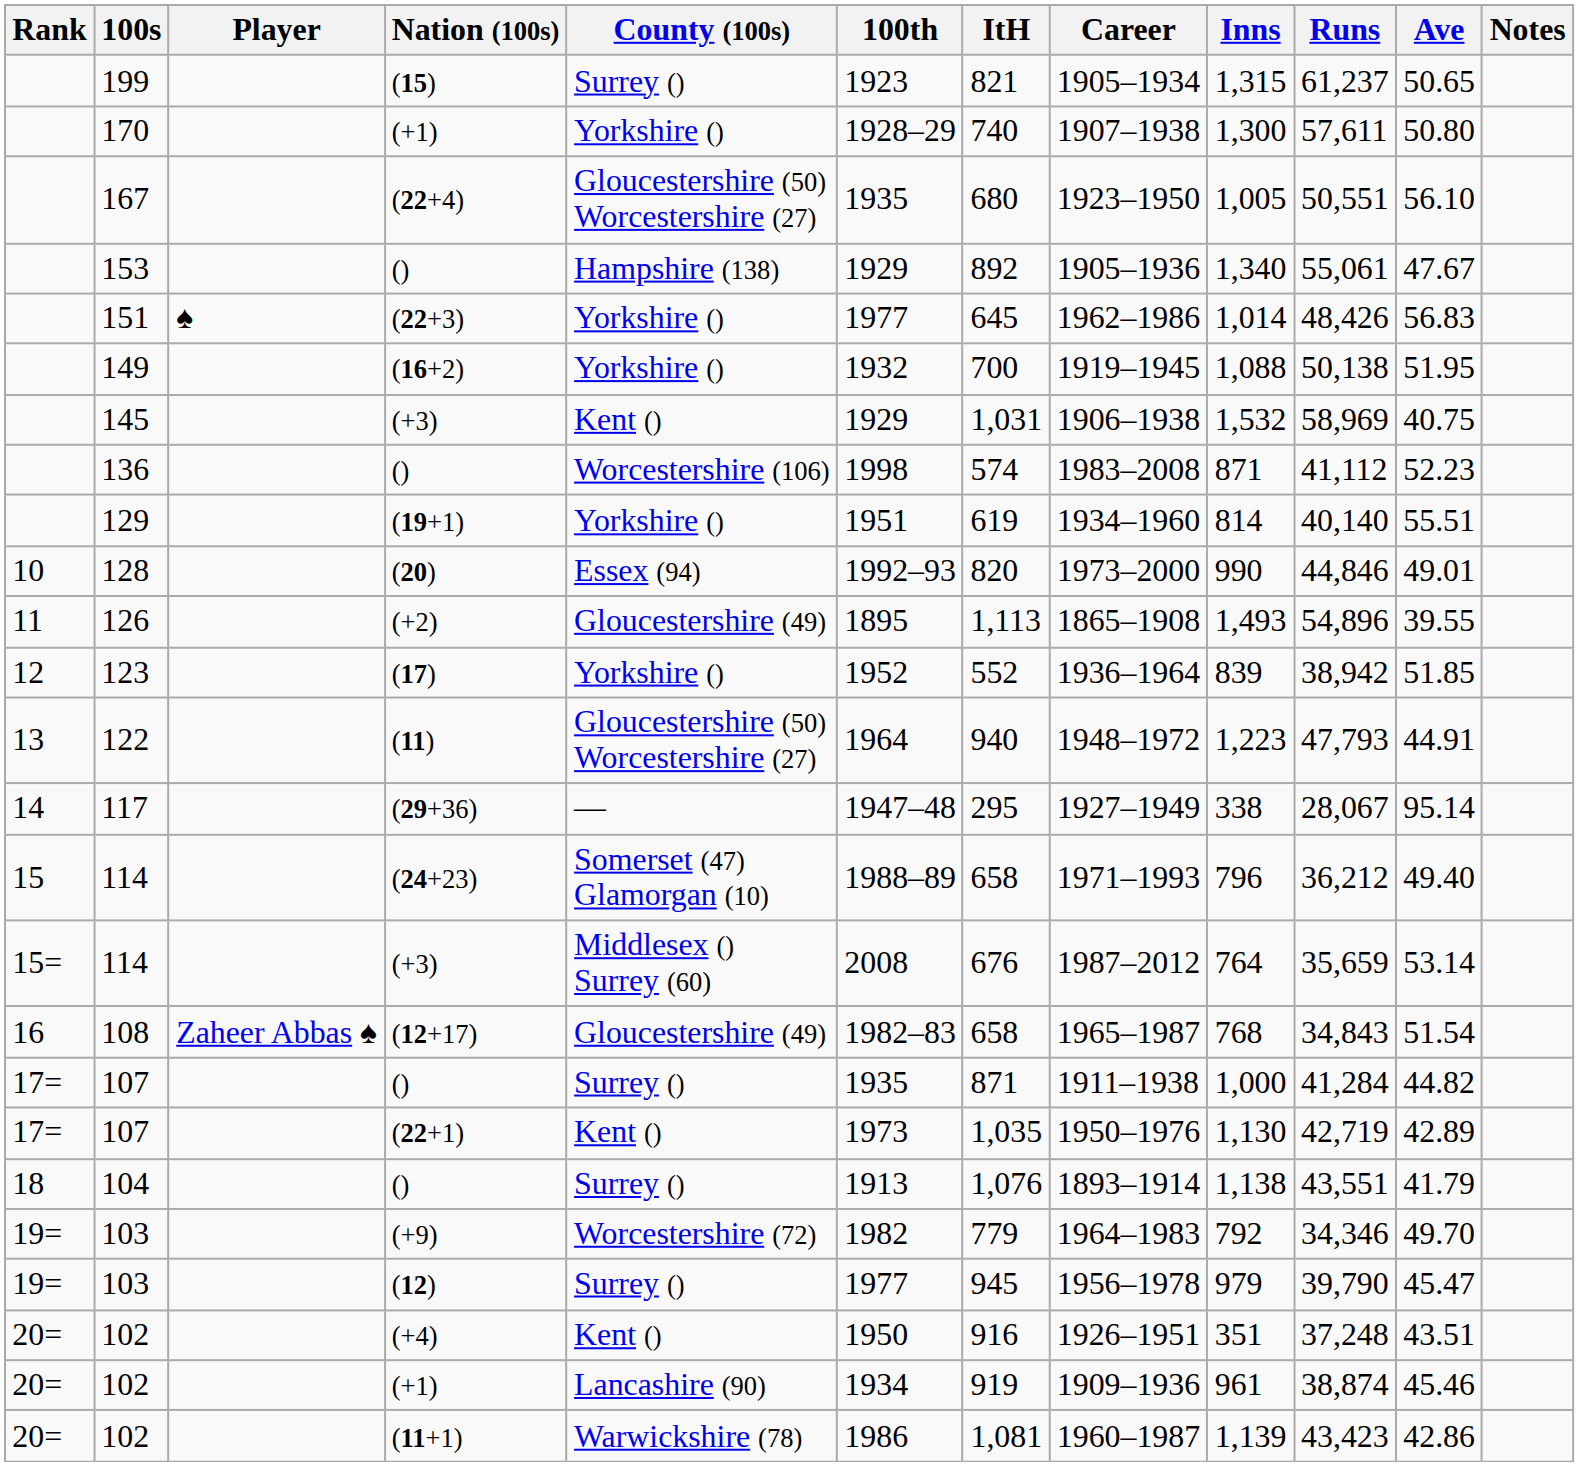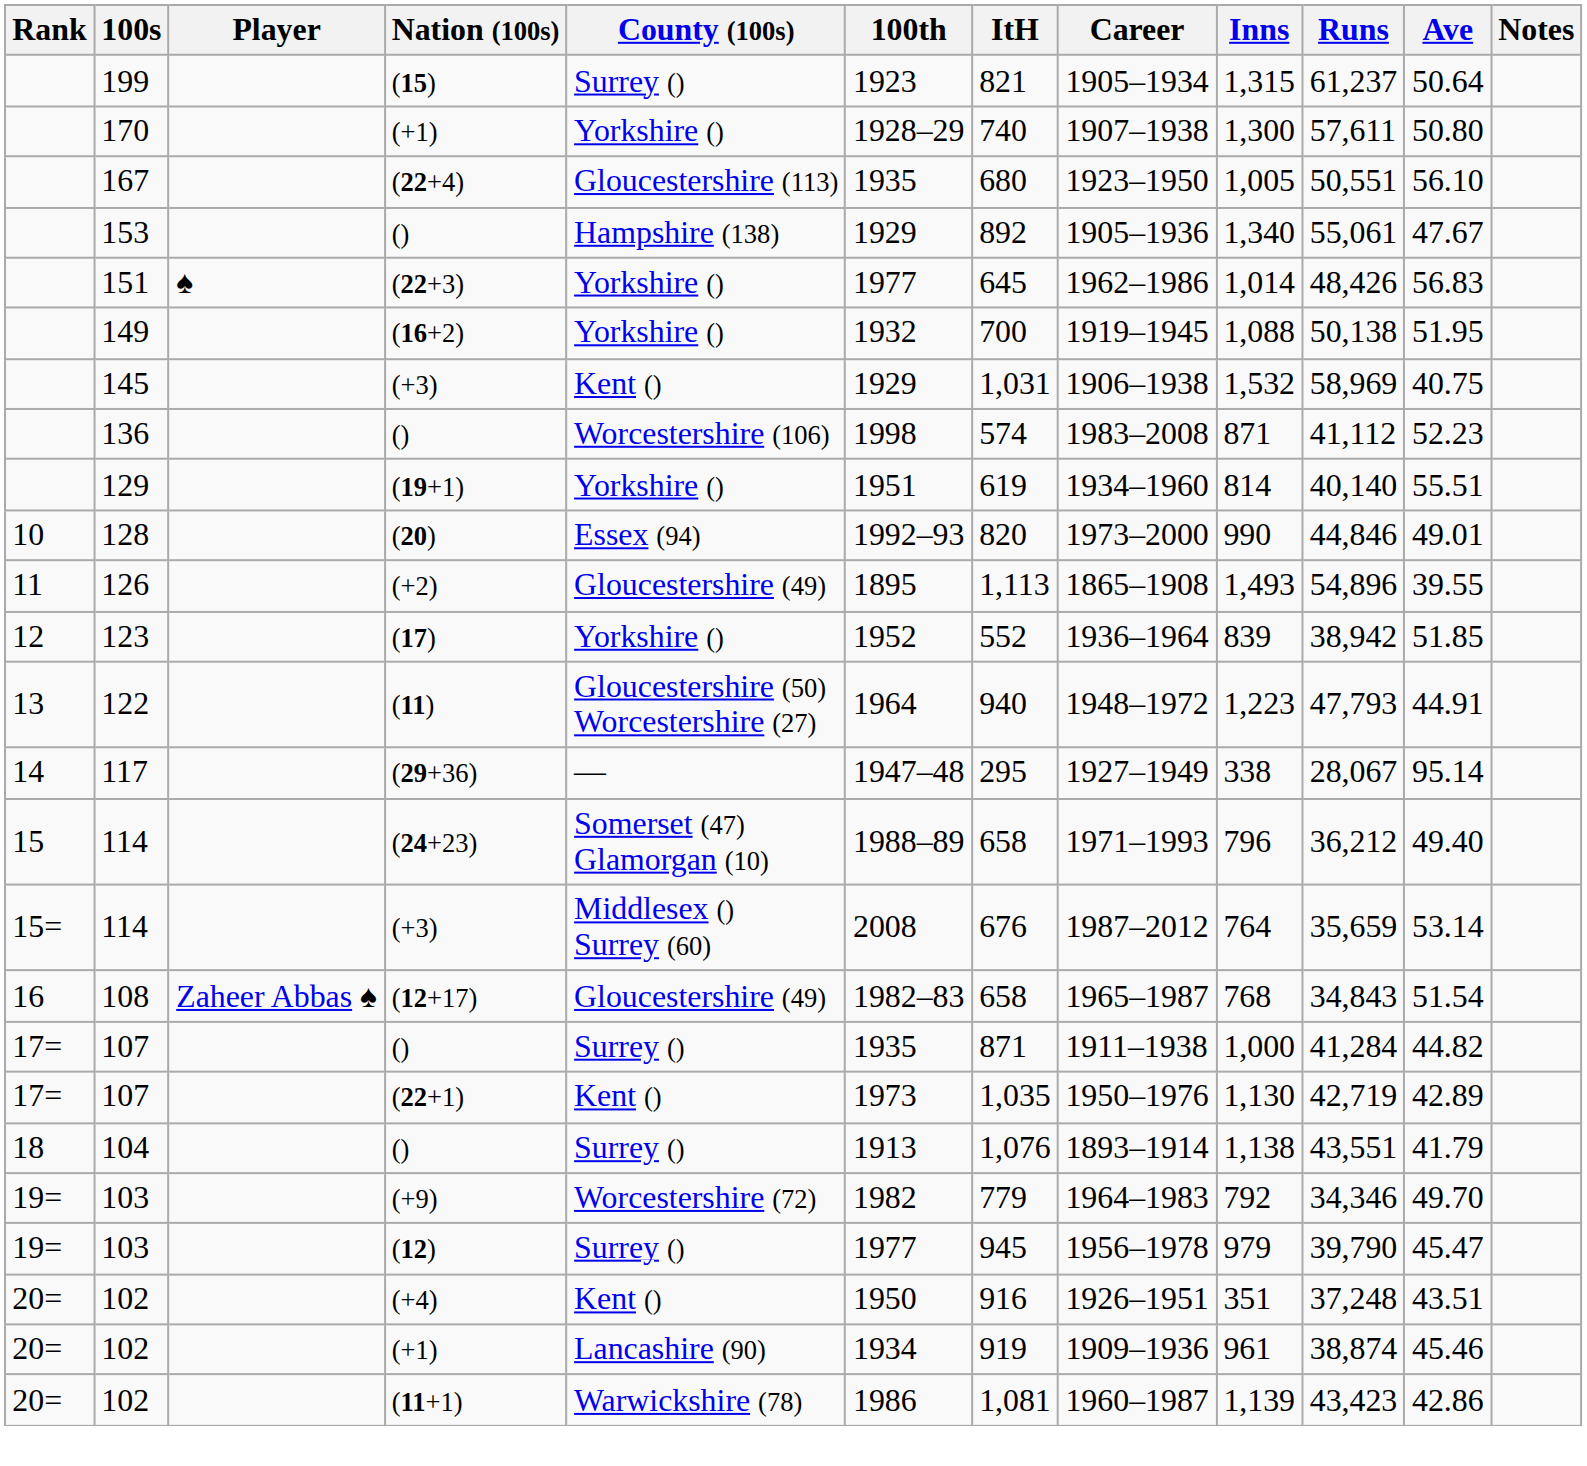(1439, 80) 50.65 -> (1448, 80) 50.64
(700, 199) Gloucestershire (50) Worcestershire (27) -> (706, 181) Gloucestershire (113)
